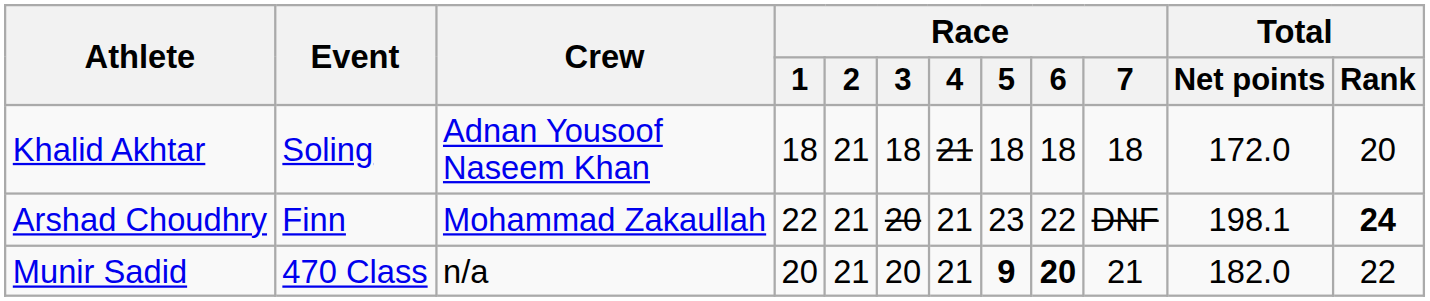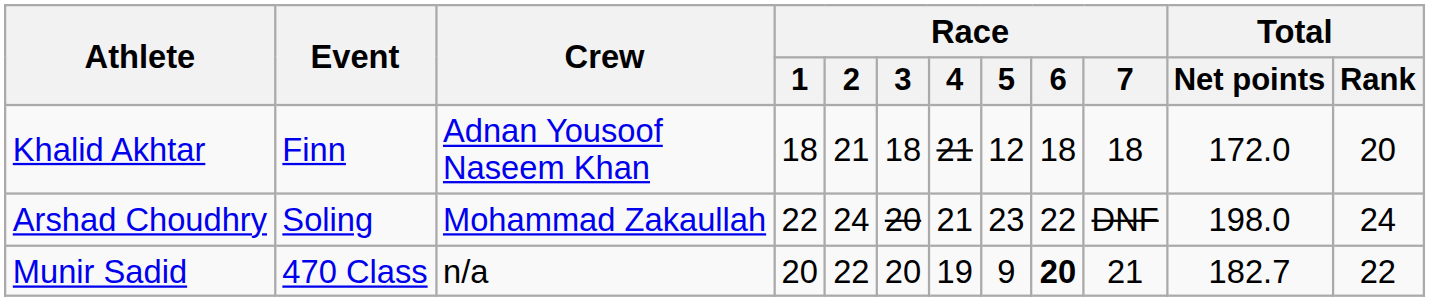(328, 150) Soling -> (314, 150) Finn
(1006, 150) 18 -> (1006, 150) 12
(314, 220) Finn -> (328, 220) Soling
(851, 220) 21 -> (851, 220) 24
(1249, 220) 198.1 -> (1249, 220) 198.0
(1378, 220) bold -> (1378, 220) normal
(851, 271) 21 -> (851, 271) 22
(955, 271) 21 -> (955, 271) 19
(1006, 271) bold -> (1006, 271) normal
(1249, 271) 182.0 -> (1249, 271) 182.7
